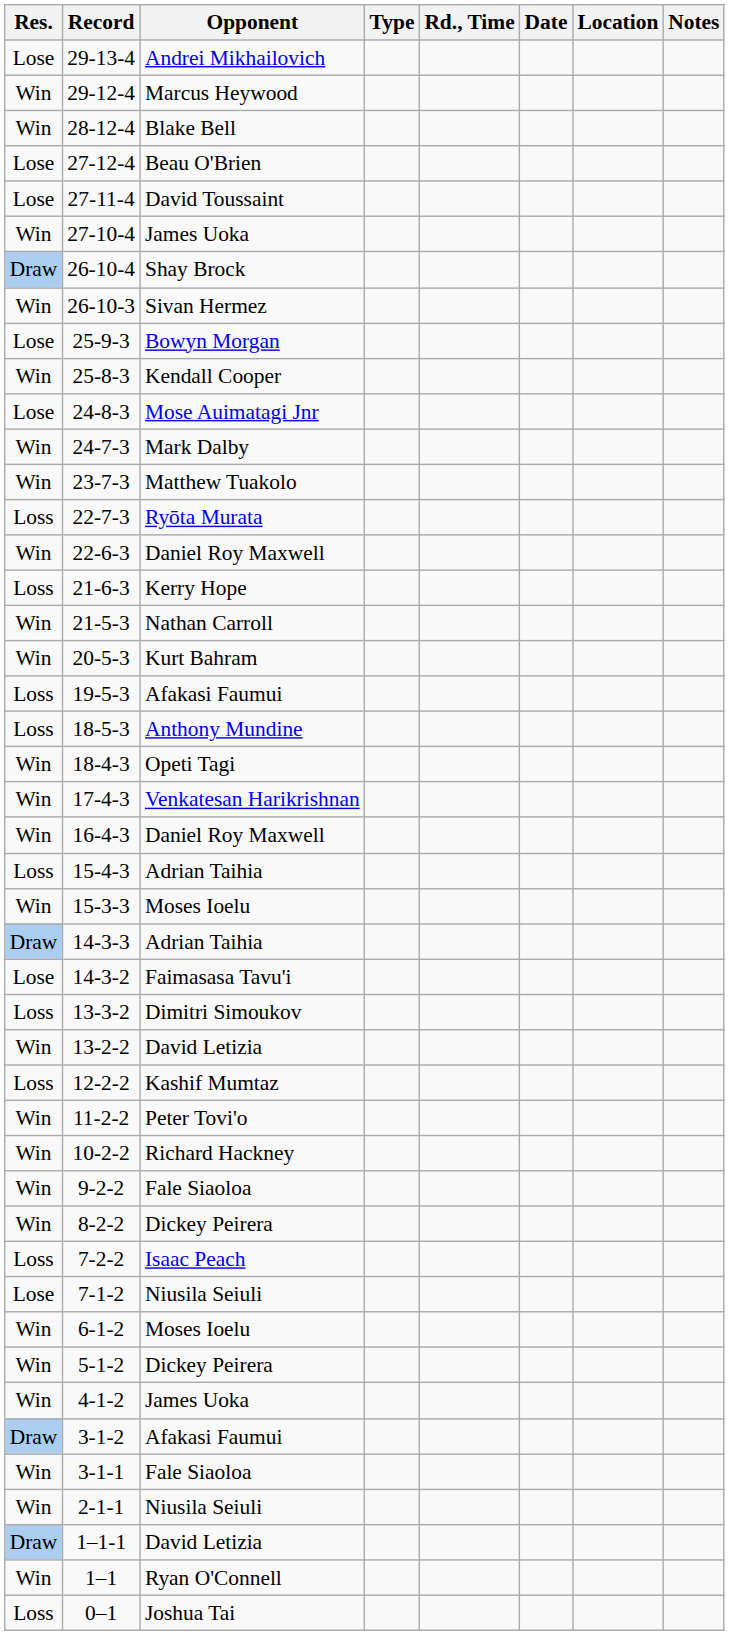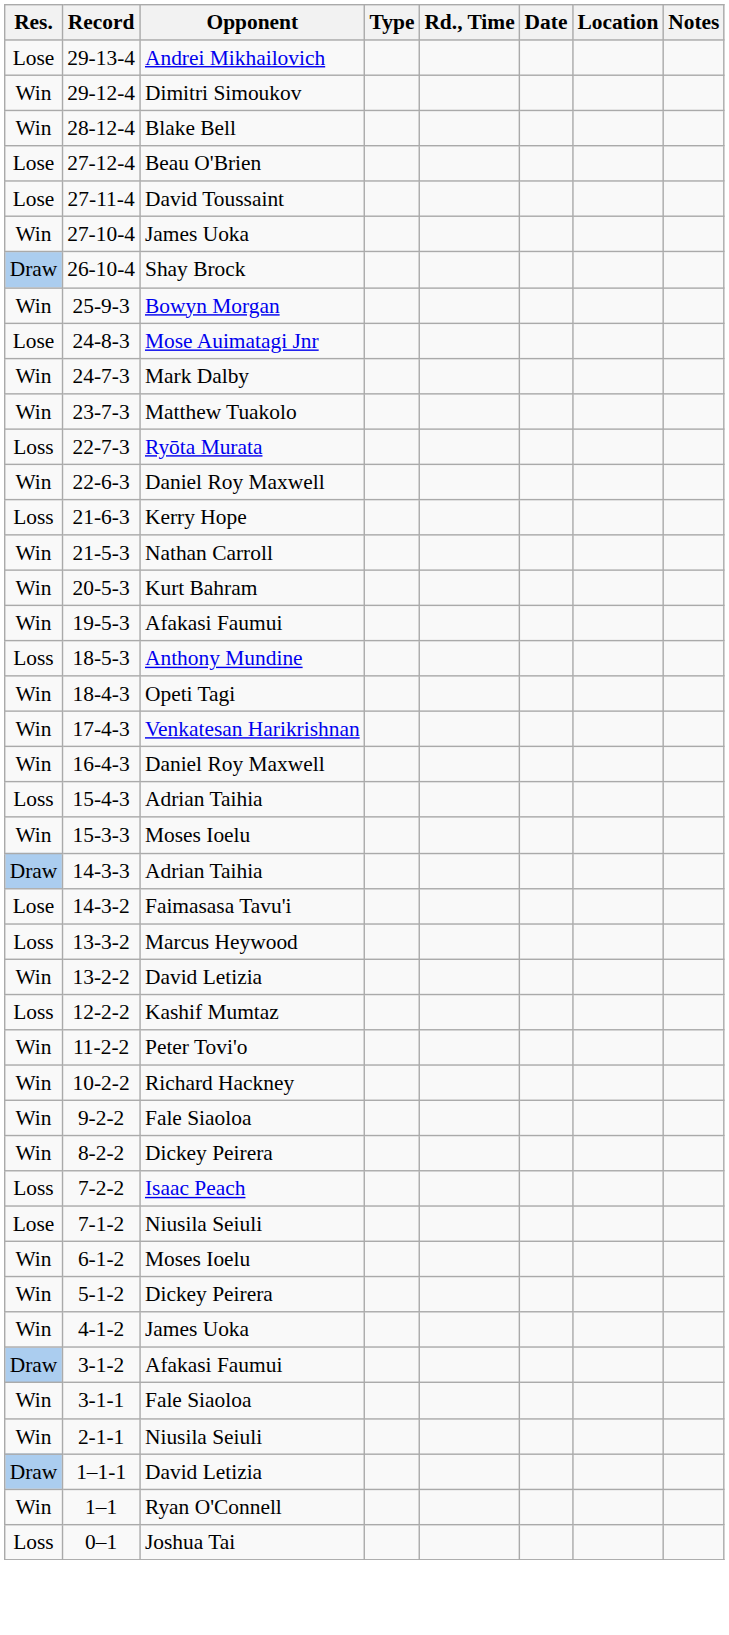(221, 93) Marcus Heywood -> (223, 93) Dimitri Simoukov
- row: (101, 305)
(33, 340) Lose -> (33, 305) Win
- row: (101, 375)
(33, 693) Loss -> (33, 623) Win
(223, 1011) Dimitri Simoukov -> (221, 941) Marcus Heywood
